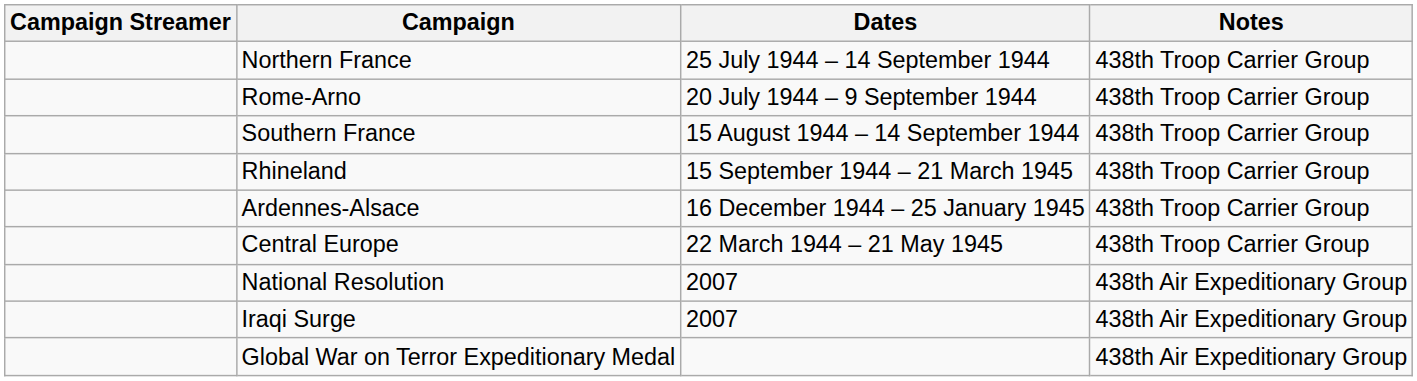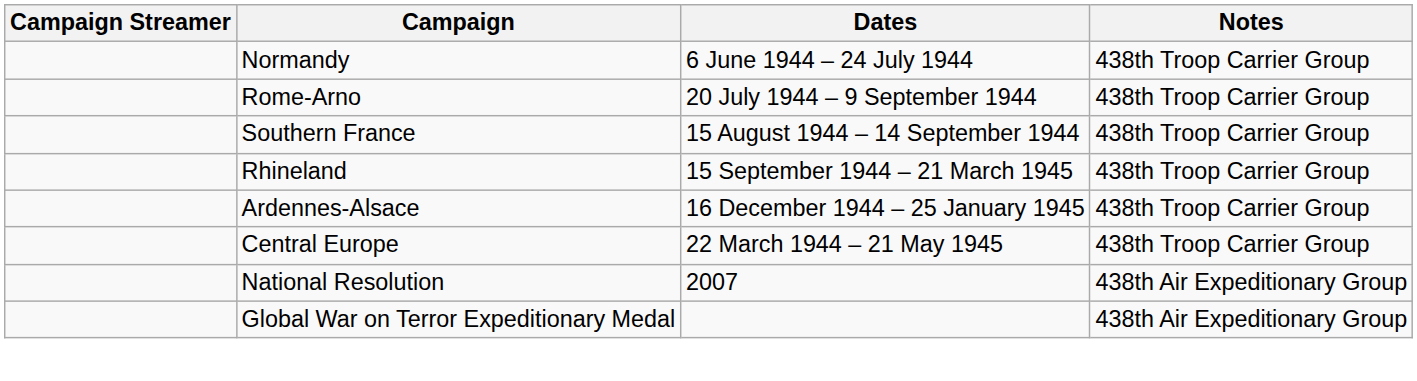+ row: (295, 60)
- row: (327, 60)
- row: (299, 319)
